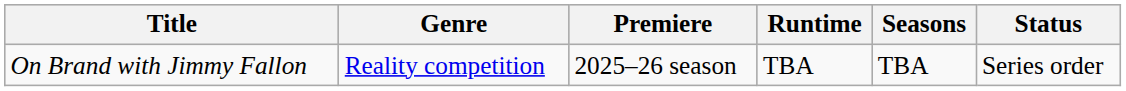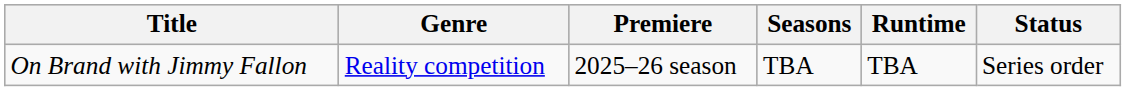columns swapped: (924, 24) <-> (815, 24)
